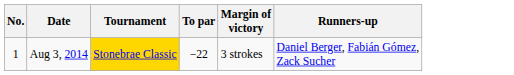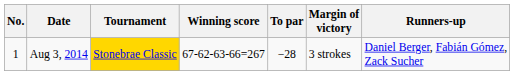+ column: (224, 21)
(199, 54) −22 -> (287, 54) −28
